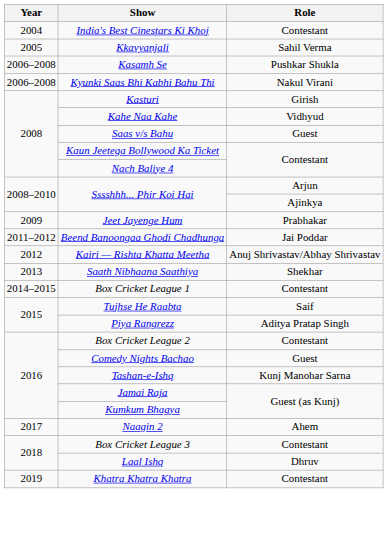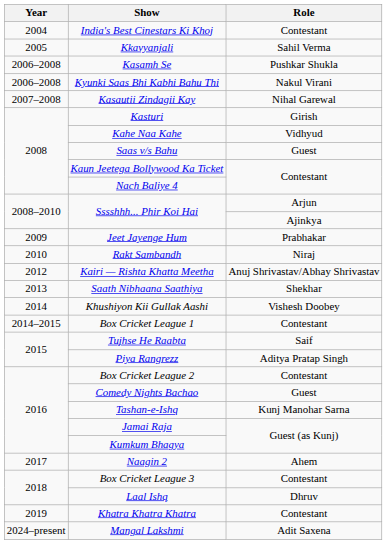+ row: (147, 99)
+ row: (147, 254)
- row: (143, 237)
+ row: (147, 306)
+ row: (147, 530)
